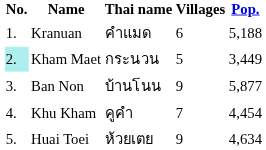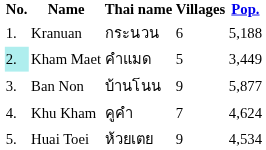(128, 32) คำแมด -> (132, 32) กระนวน
(132, 59) กระนวน -> (128, 59) คำแมด
(245, 112) 4,454 -> (245, 112) 4,624
(245, 139) 4,634 -> (245, 139) 4,534
